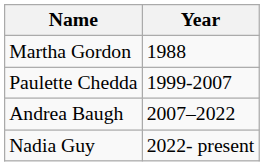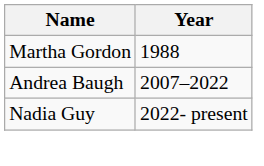- row: (73, 82)
